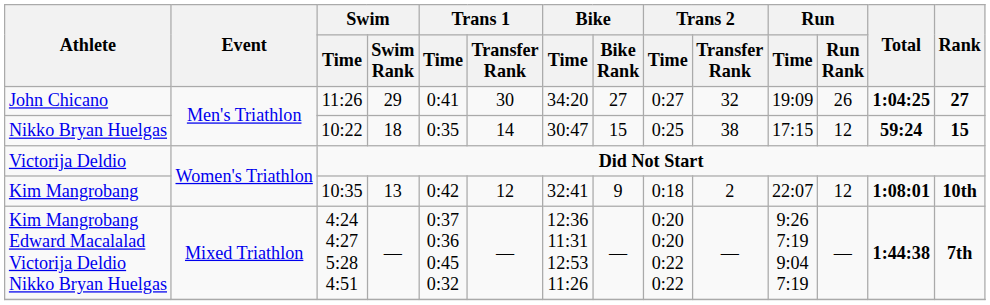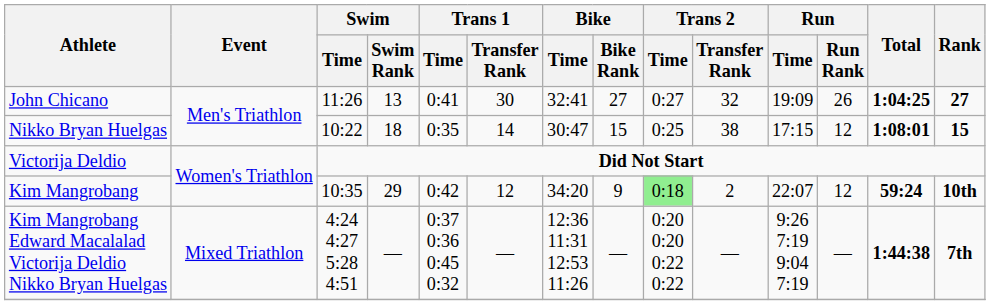(393, 101) 29 -> (393, 101) 13
(568, 101) 34:20 -> (568, 101) 32:41
(901, 131) 59:24 -> (901, 131) 1:08:01
(393, 190) 13 -> (393, 190) 29
(568, 190) 32:41 -> (568, 190) 34:20
(668, 190) no background -> (668, 190) lightgreen background
(901, 190) 1:08:01 -> (901, 190) 59:24
